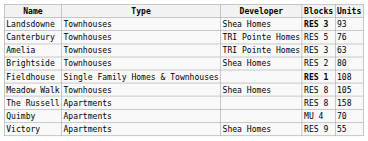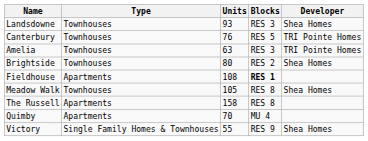columns swapped: (349, 11) <-> (261, 11)
(316, 24) bold -> (263, 24) normal
(141, 77) Single Family Homes & Townhouses -> (88, 77) Apartments
(88, 129) Apartments -> (141, 129) Single Family Homes & Townhouses
